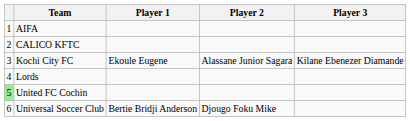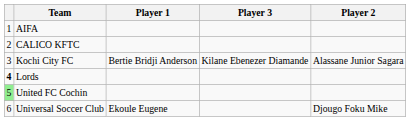columns swapped: (247, 12) <-> (350, 12)
(138, 60) Ekoule Eugene -> (153, 60) Bertie Bridji Anderson
(9, 76) normal -> (9, 76) bold
(153, 108) Bertie Bridji Anderson -> (138, 108) Ekoule Eugene
